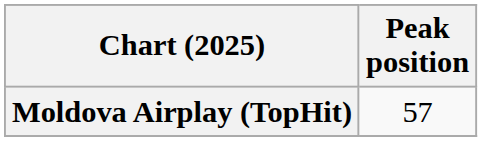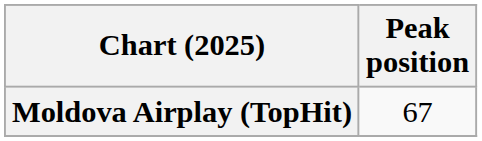(418, 111) 57 -> (418, 111) 67
